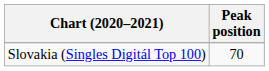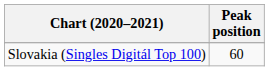(237, 54) 70 -> (237, 54) 60
